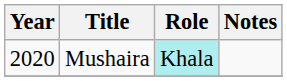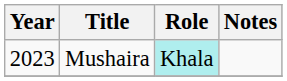(32, 57) 2020 -> (32, 57) 2023
